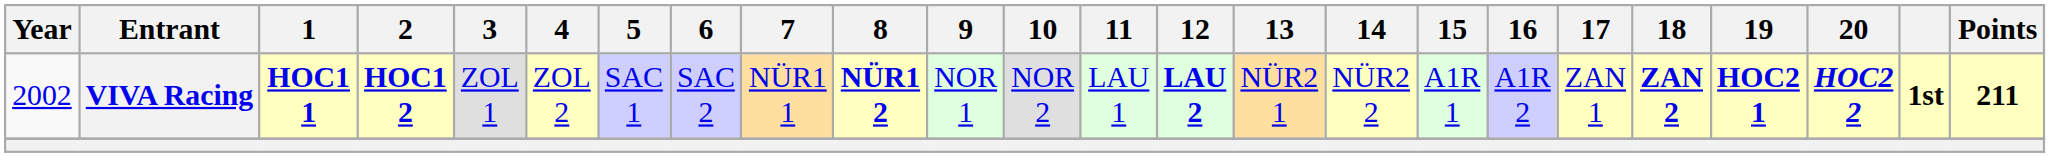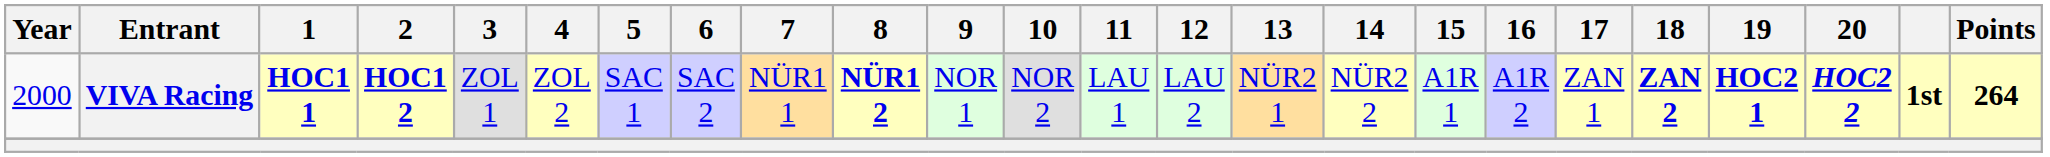(42, 95) 2002 -> (42, 95) 2000
(1195, 95) bold -> (1194, 95) normal
(1998, 95) 211 -> (1996, 95) 264
